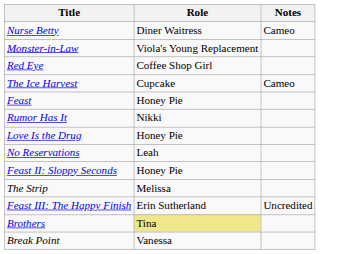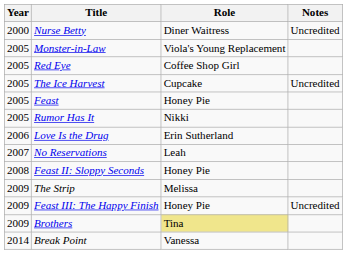+ column: (18, 13)
(279, 30) Cameo -> (315, 30) Uncredited
(279, 83) Cameo -> (315, 83) Uncredited
(160, 135) Honey Pie -> (198, 135) Erin Sutherland
(171, 205) Erin Sutherland -> (187, 205) Honey Pie
